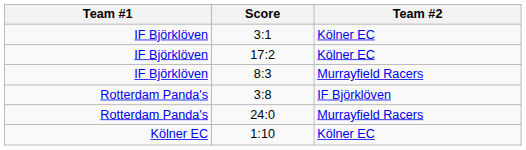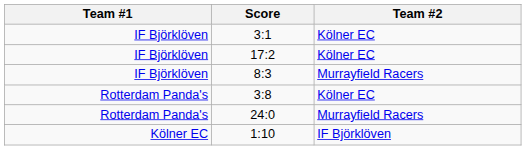(354, 94) IF Björklöven -> (346, 94) Kölner EC
(346, 134) Kölner EC -> (354, 134) IF Björklöven
